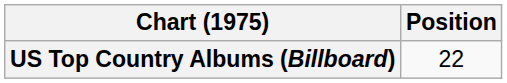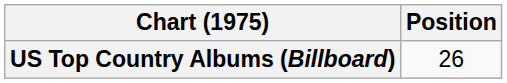(451, 59) 22 -> (451, 59) 26
